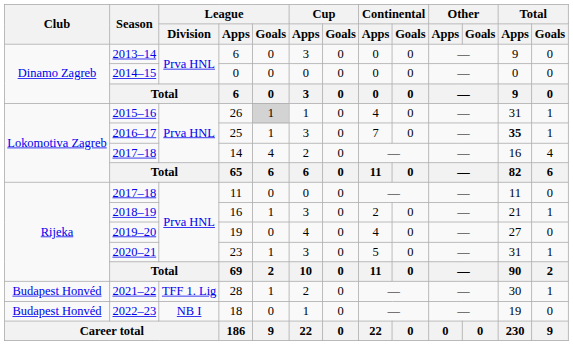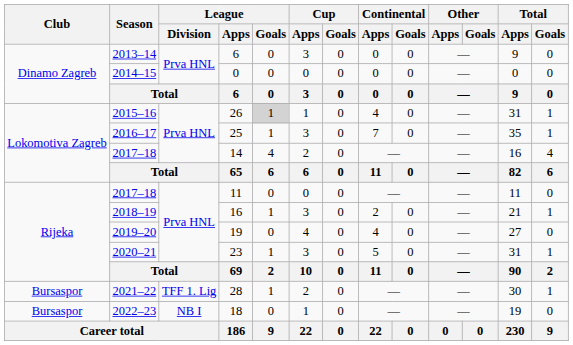(515, 133) bold -> (515, 133) normal
(57, 291) Budapest Honvéd -> (57, 291) Bursaspor
(57, 311) Budapest Honvéd -> (57, 311) Bursaspor
